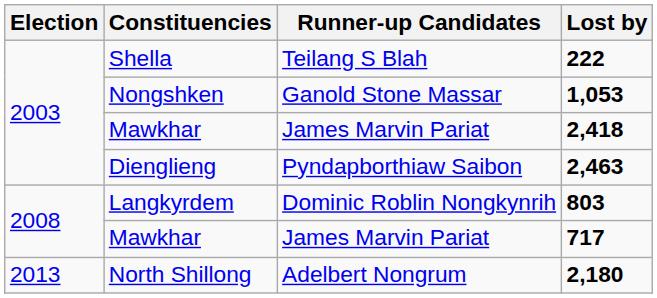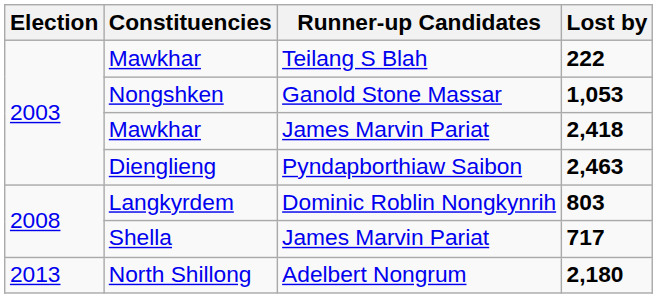(140, 58) Shella -> (155, 58) Mawkhar
(155, 238) Mawkhar -> (140, 238) Shella
